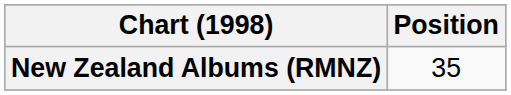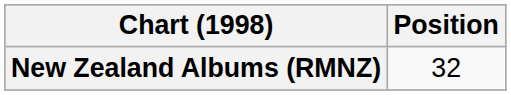(446, 68) 35 -> (446, 68) 32
